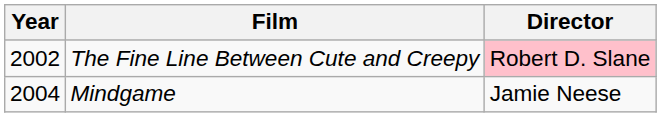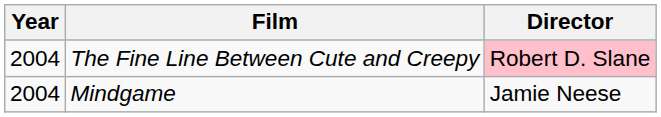(35, 58) 2002 -> (35, 58) 2004
